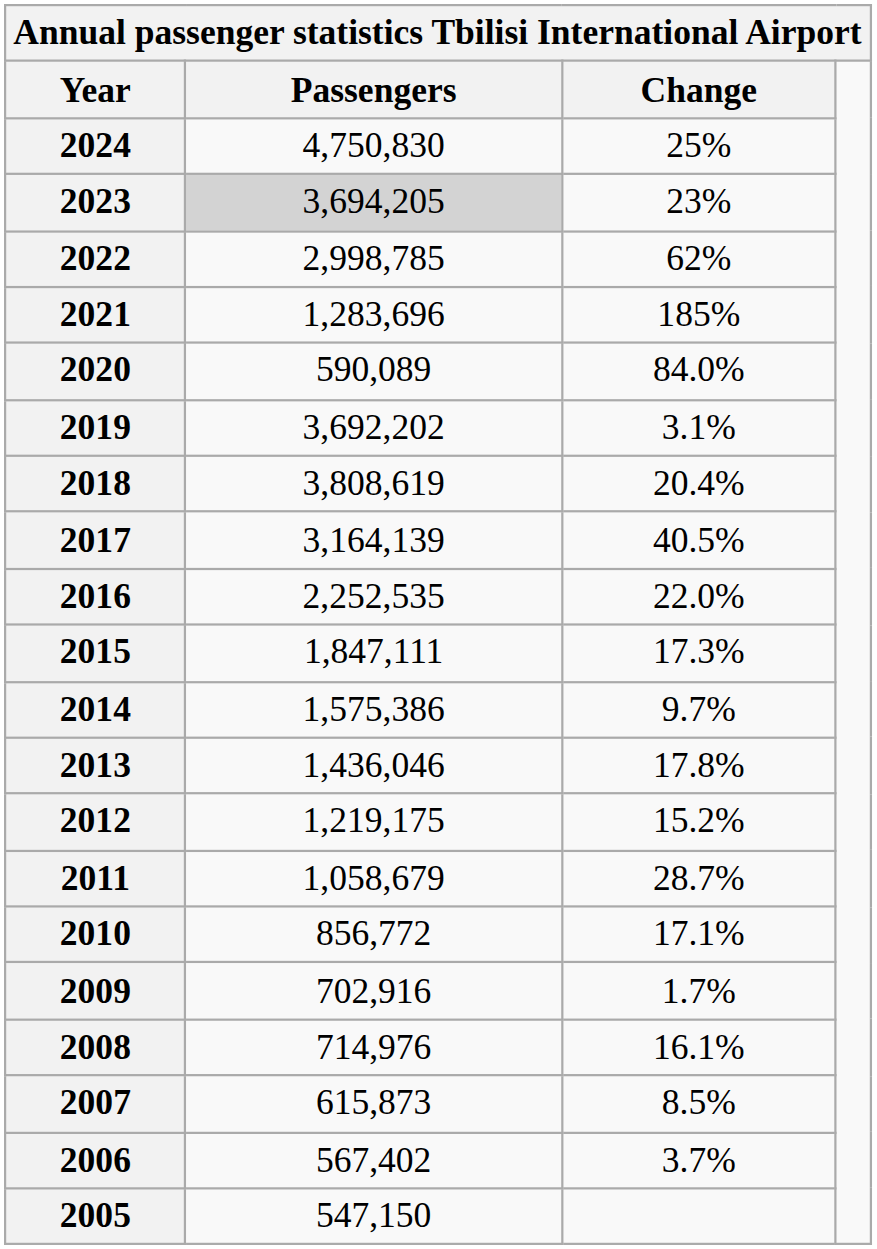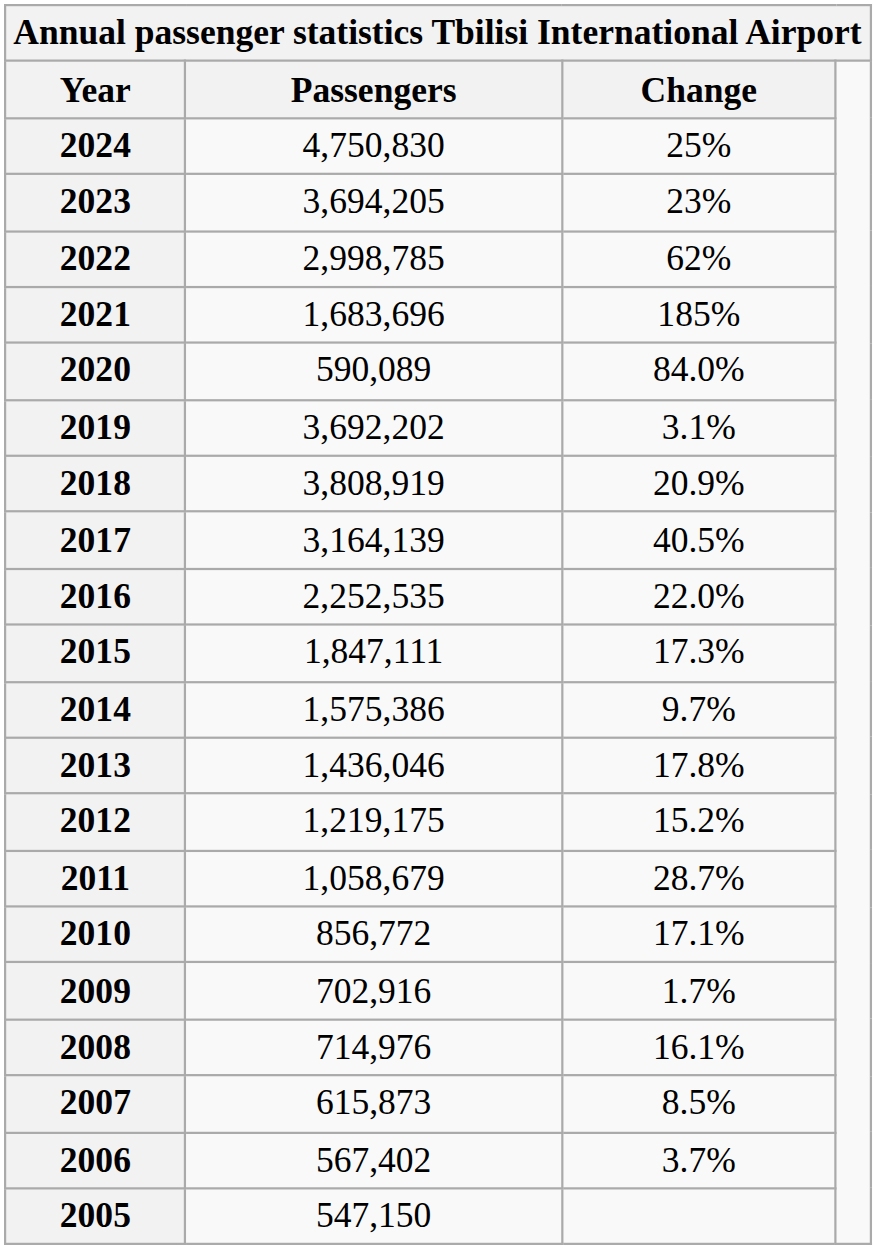(374, 201) lightgrey background -> (374, 201) no background
(374, 314) 1,283,696 -> (374, 314) 1,683,696
(374, 483) 3,808,619 -> (374, 483) 3,808,919
(699, 483) 20.4% -> (699, 483) 20.9%
